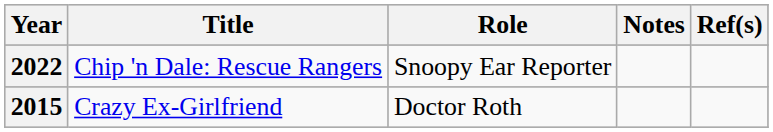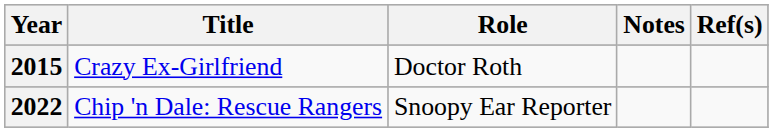rows swapped: (37, 65) <-> (37, 106)
